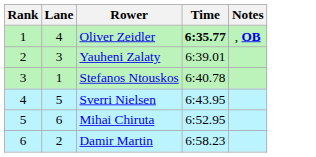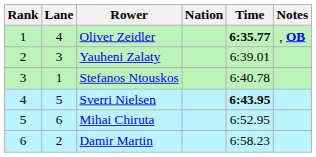+ column: (204, 15)
(205, 99) normal -> (250, 99) bold
